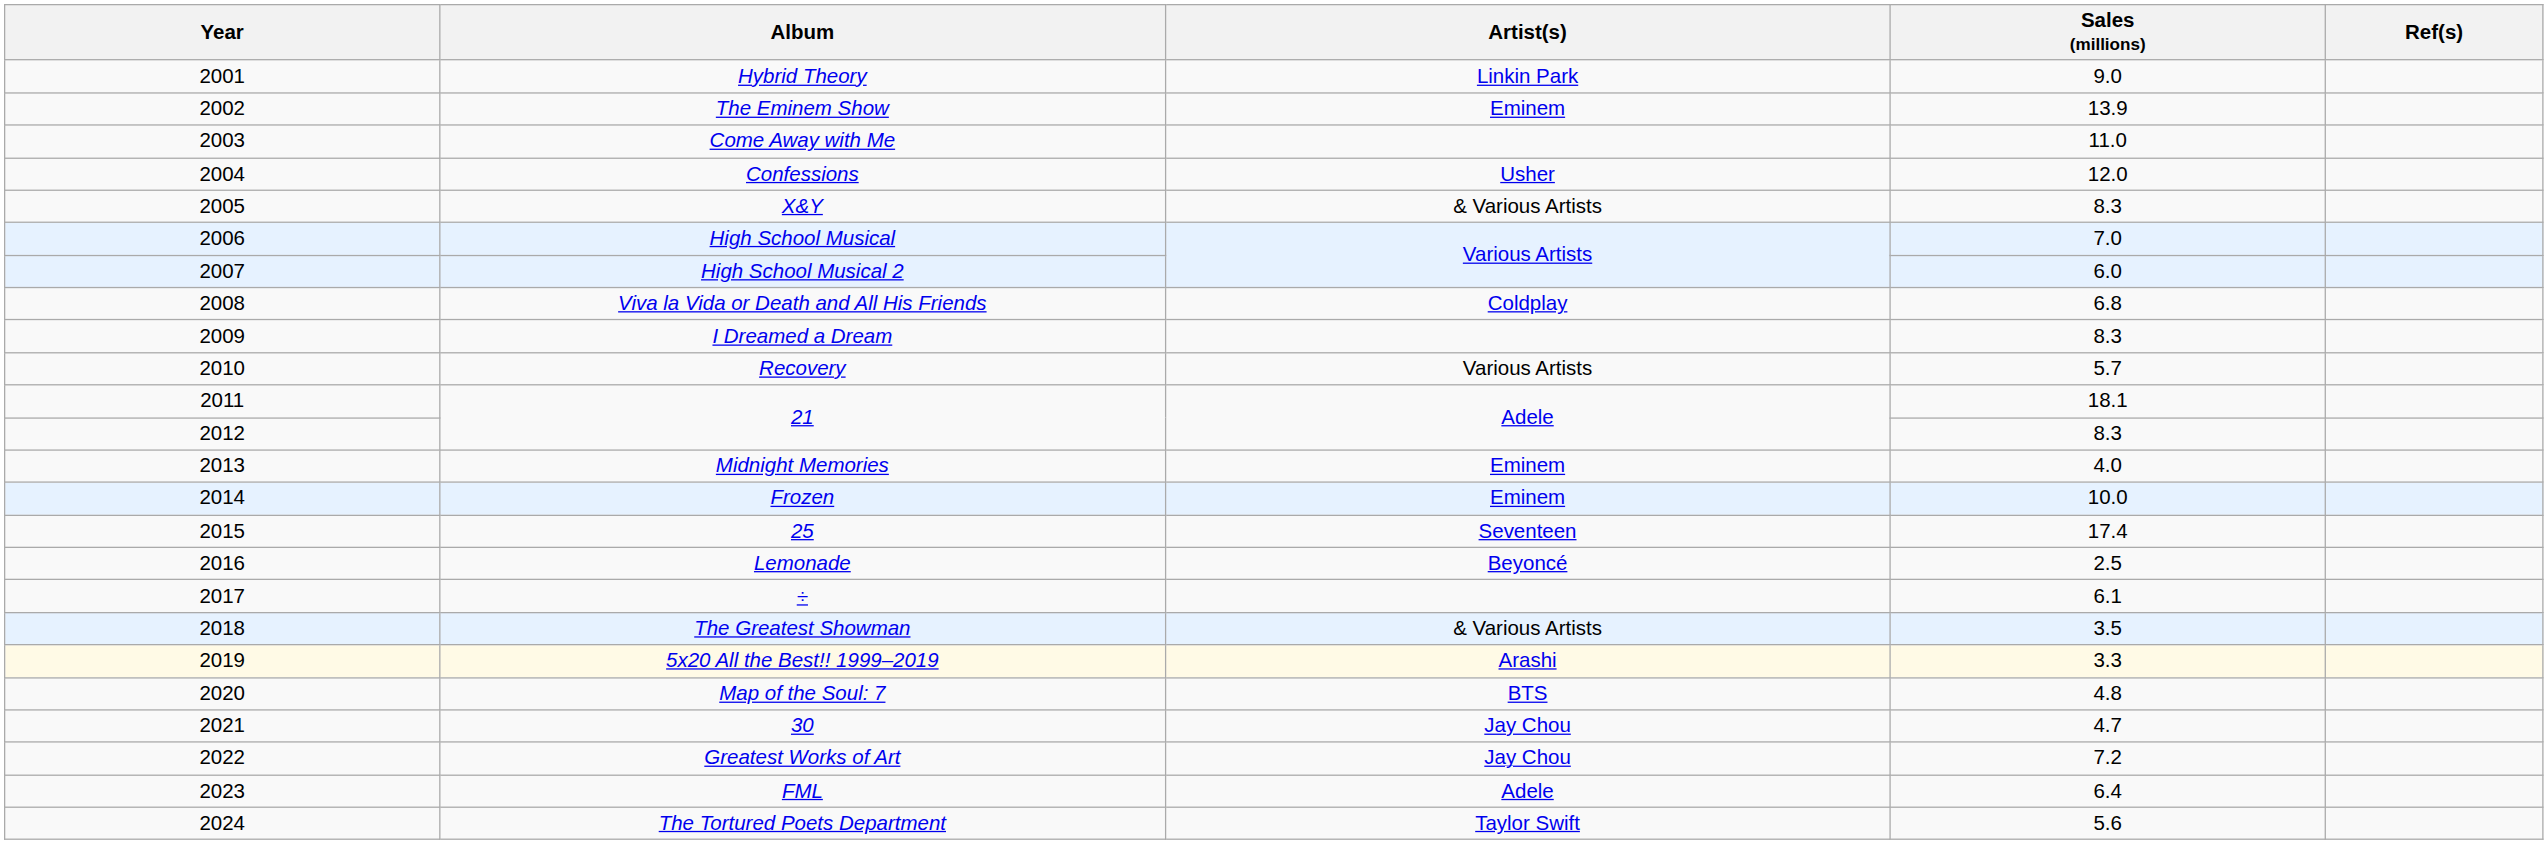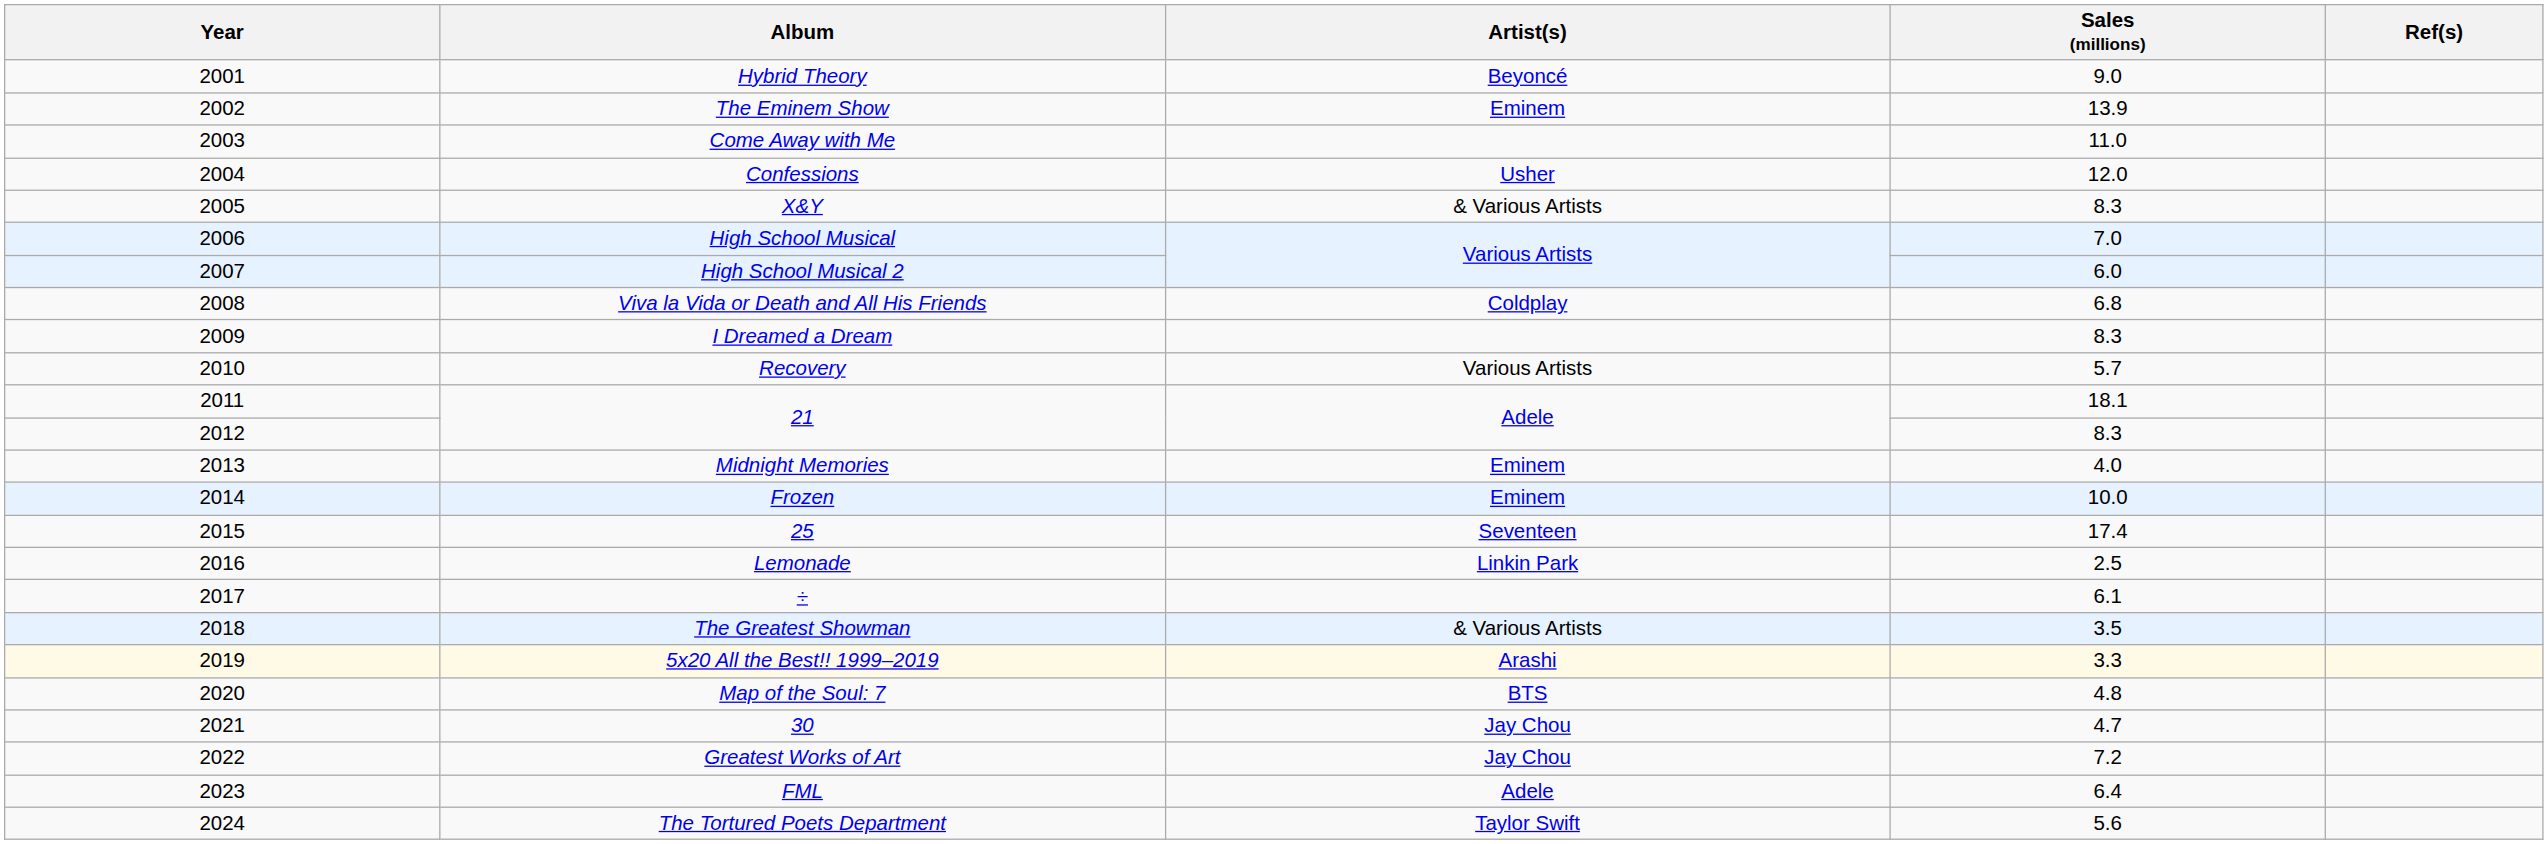(1528, 76) Linkin Park -> (1528, 76) Beyoncé
(1528, 563) Beyoncé -> (1528, 563) Linkin Park
